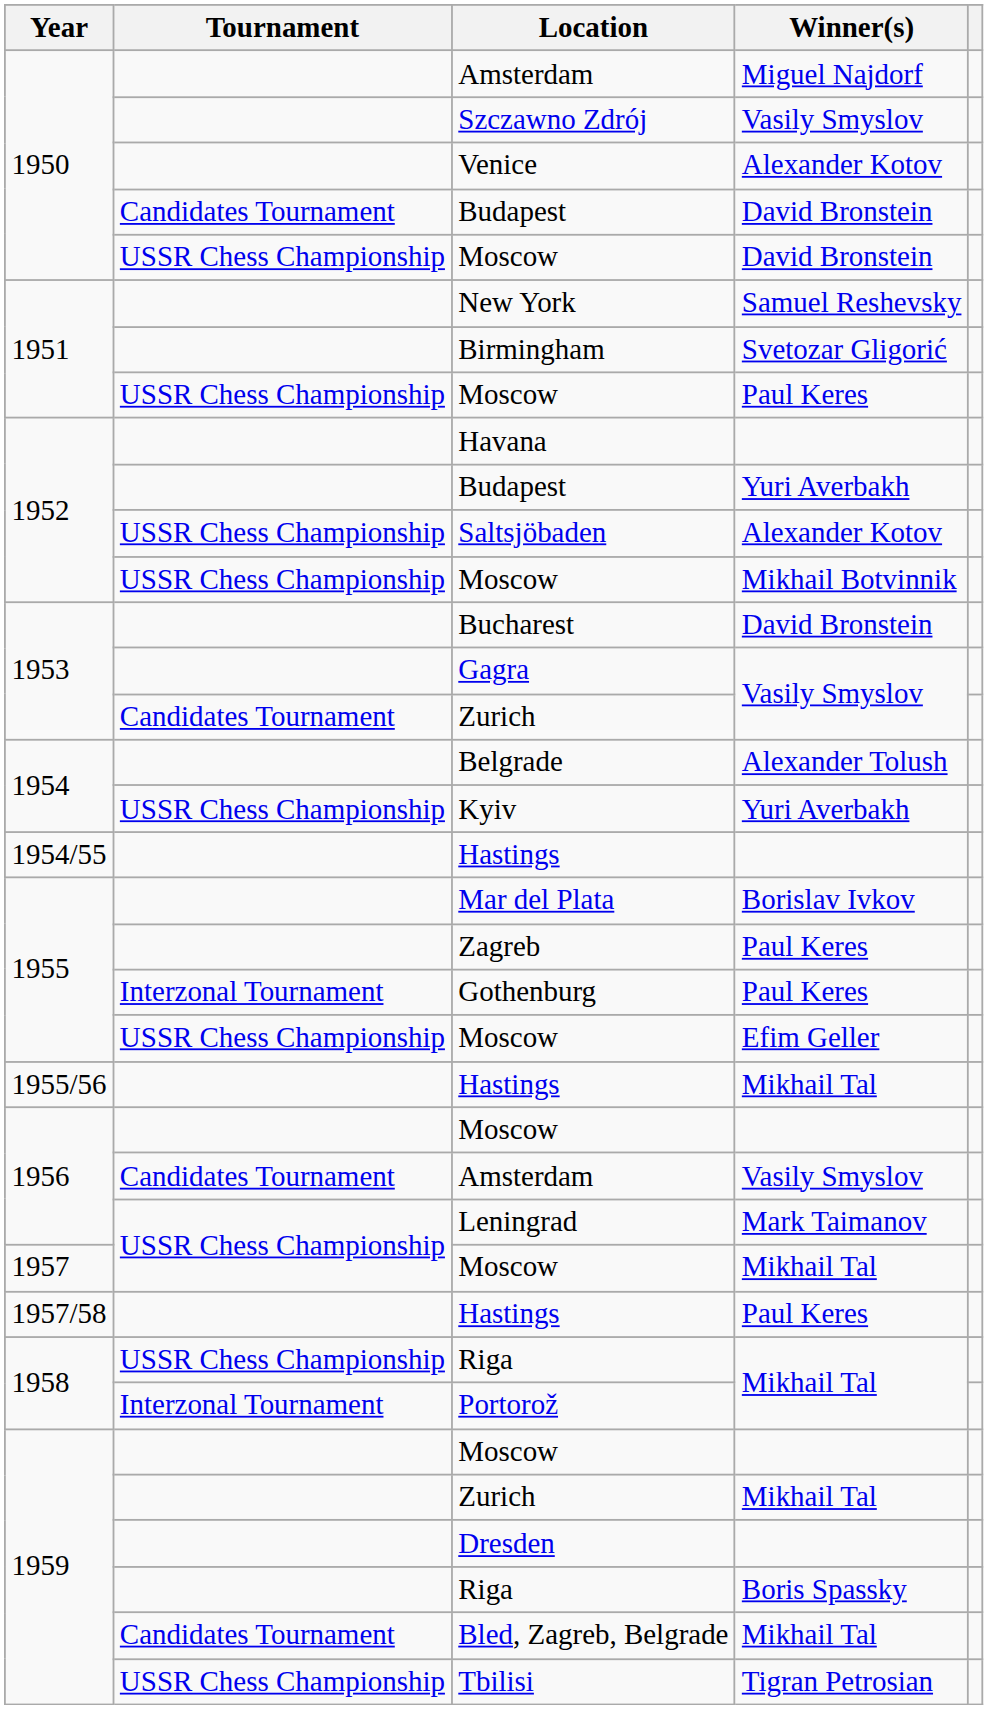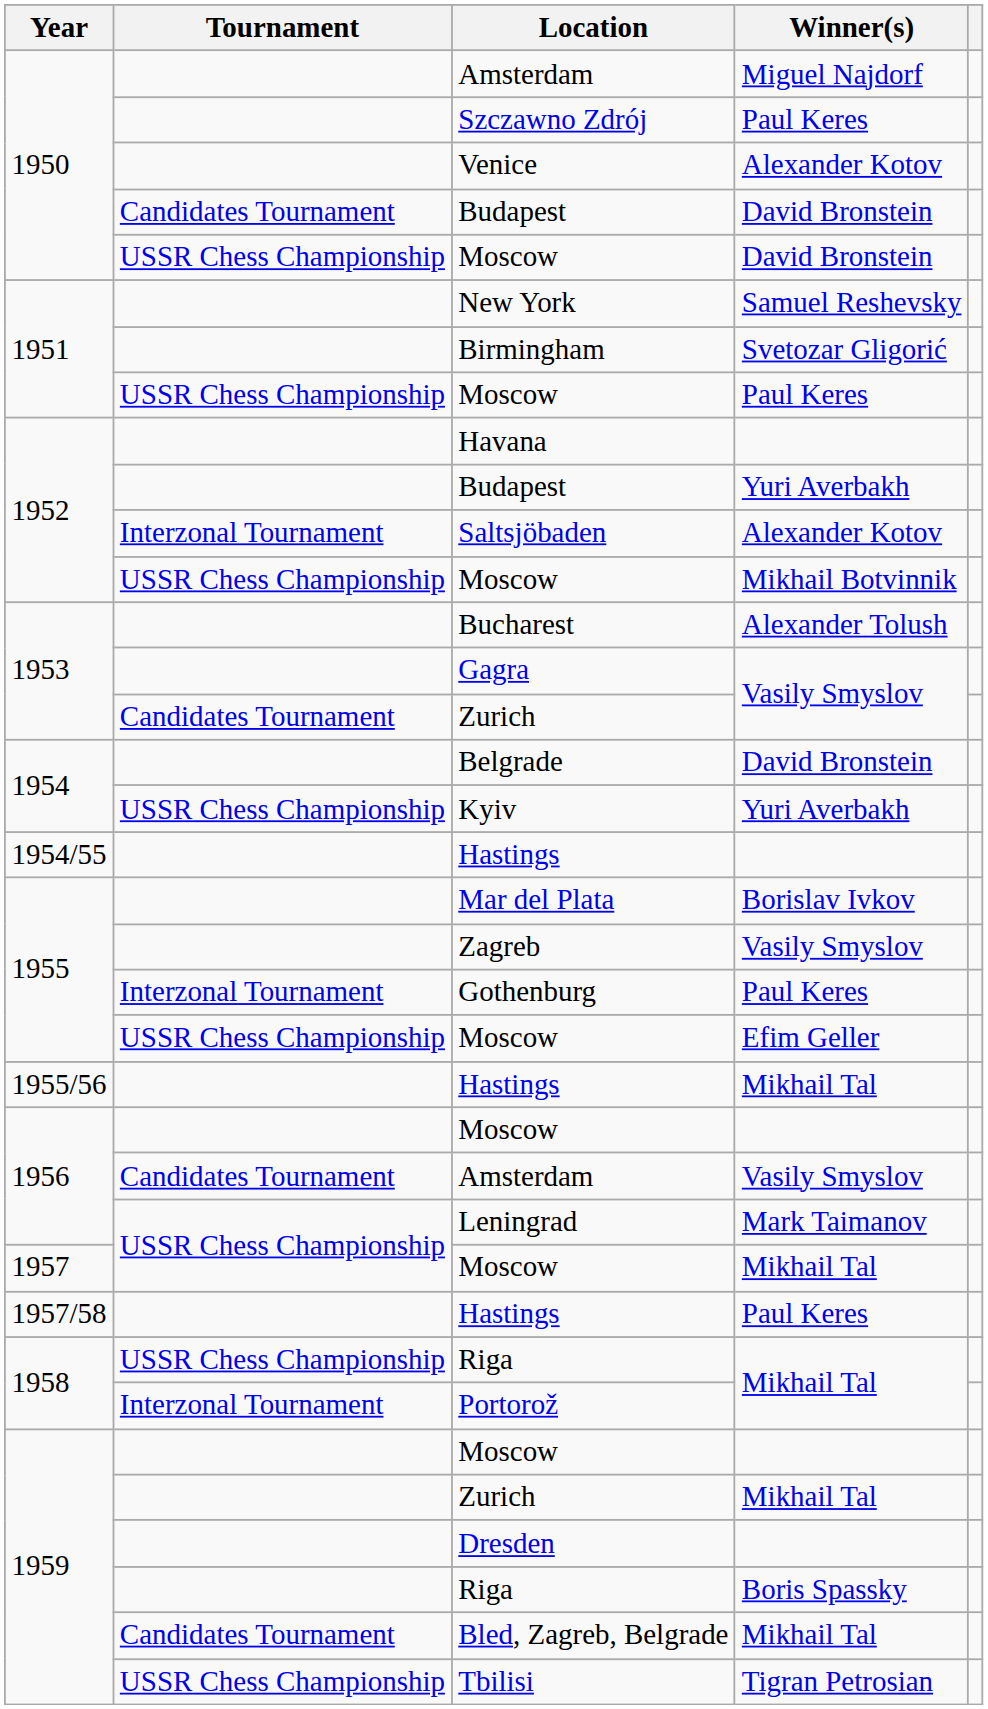(832, 119) Vasily Smyslov -> (805, 119) Paul Keres
(282, 532) USSR Chess Championship -> (252, 532) Interzonal Tournament
(837, 624) David Bronstein -> (845, 624) Alexander Tolush
(845, 762) Alexander Tolush -> (837, 762) David Bronstein
(805, 946) Paul Keres -> (832, 946) Vasily Smyslov
